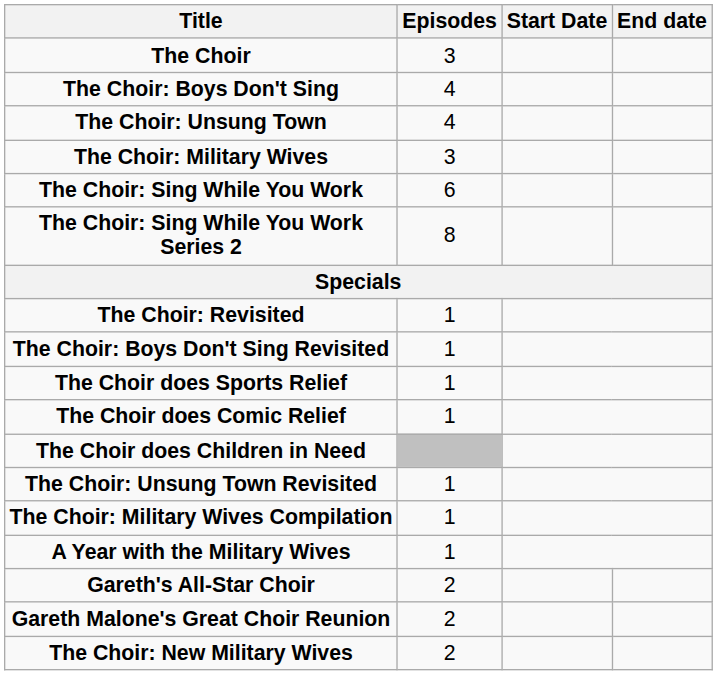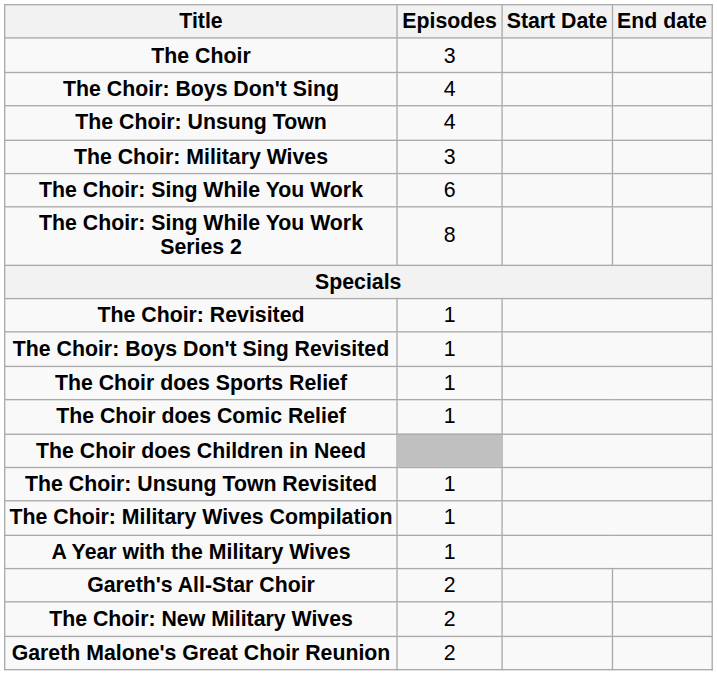rows swapped: (201, 652) <-> (201, 619)
